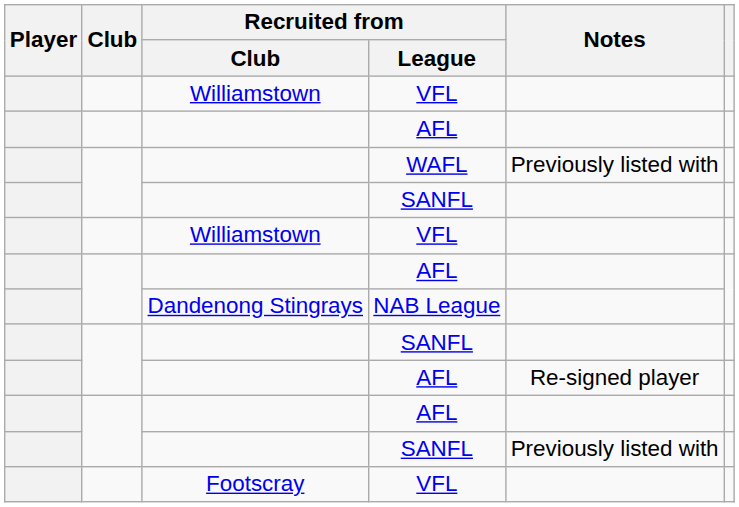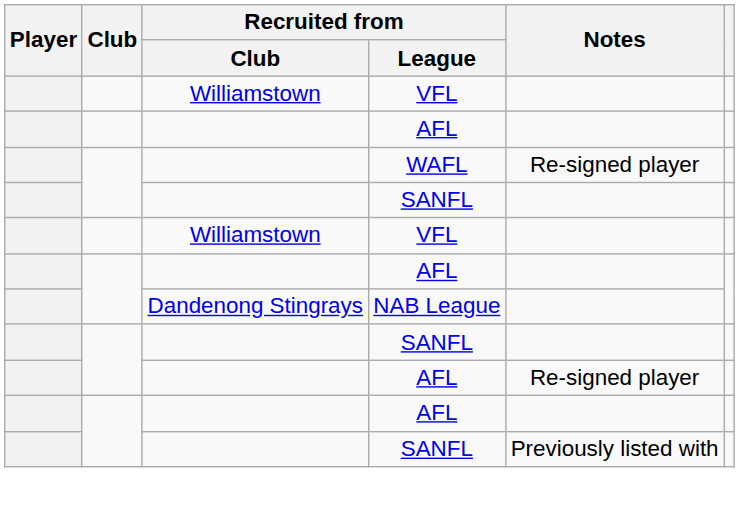(615, 164) Previously listed with -> (615, 164) Re-signed player
- row: (255, 484)
